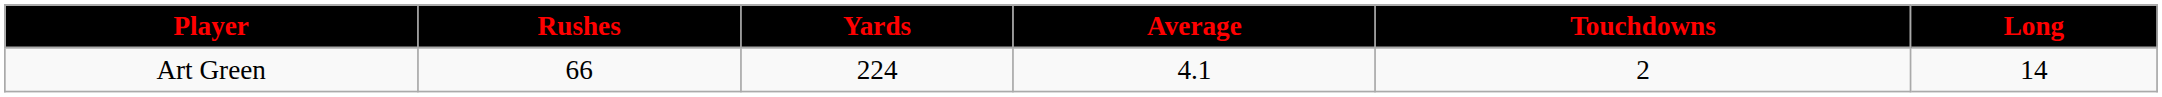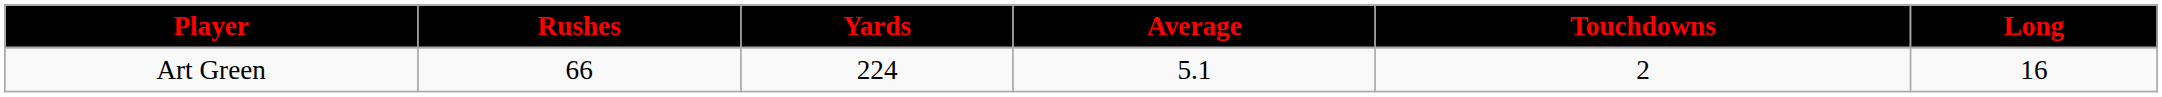(1194, 69) 4.1 -> (1194, 69) 5.1
(2034, 69) 14 -> (2034, 69) 16
